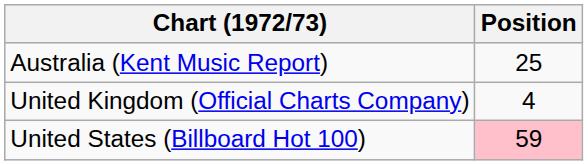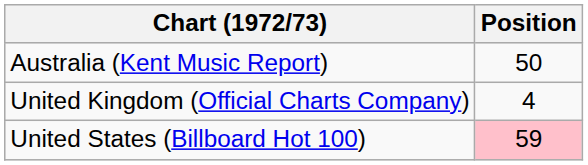(529, 62) 25 -> (529, 62) 50
